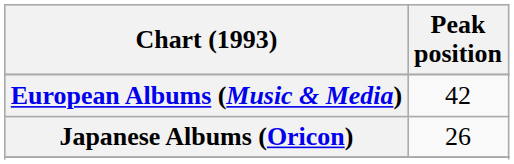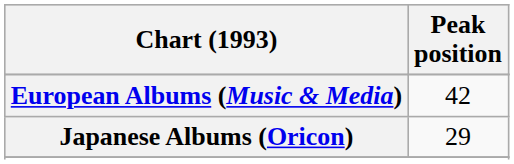(458, 136) 26 -> (458, 136) 29
